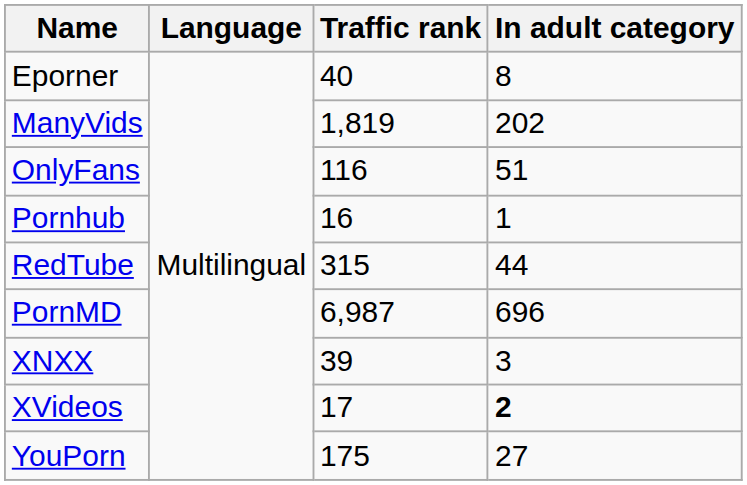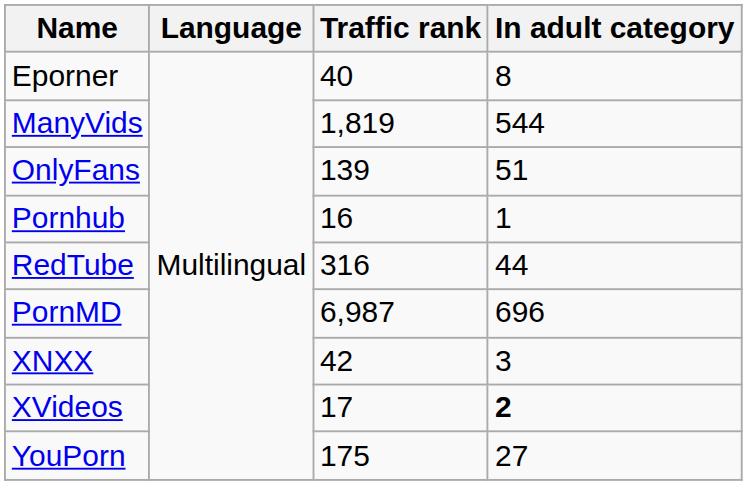(520, 123) 202 -> (520, 123) 544
(344, 170) 116 -> (345, 170) 139
(345, 265) 315 -> (345, 265) 316
(337, 360) 39 -> (337, 360) 42
